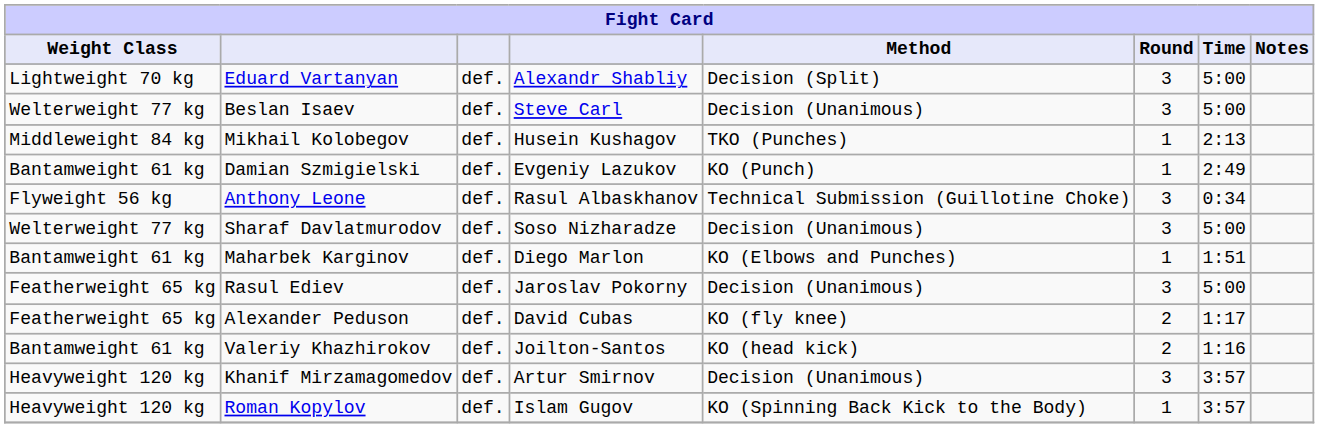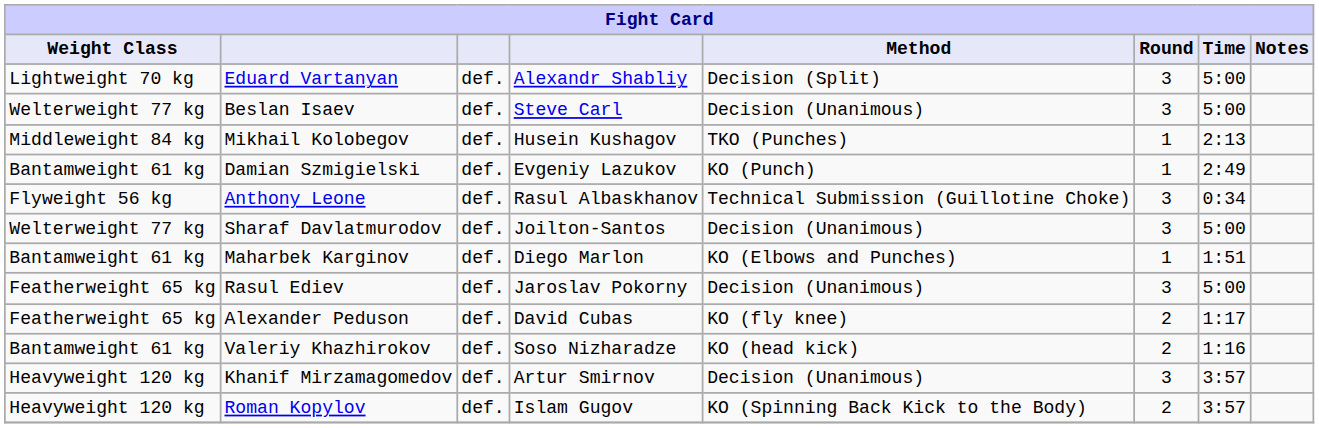(595, 229) Soso Nizharadze -> (590, 229) Joilton-Santos
(590, 349) Joilton-Santos -> (595, 349) Soso Nizharadze
(1166, 408) 1 -> (1166, 408) 2
